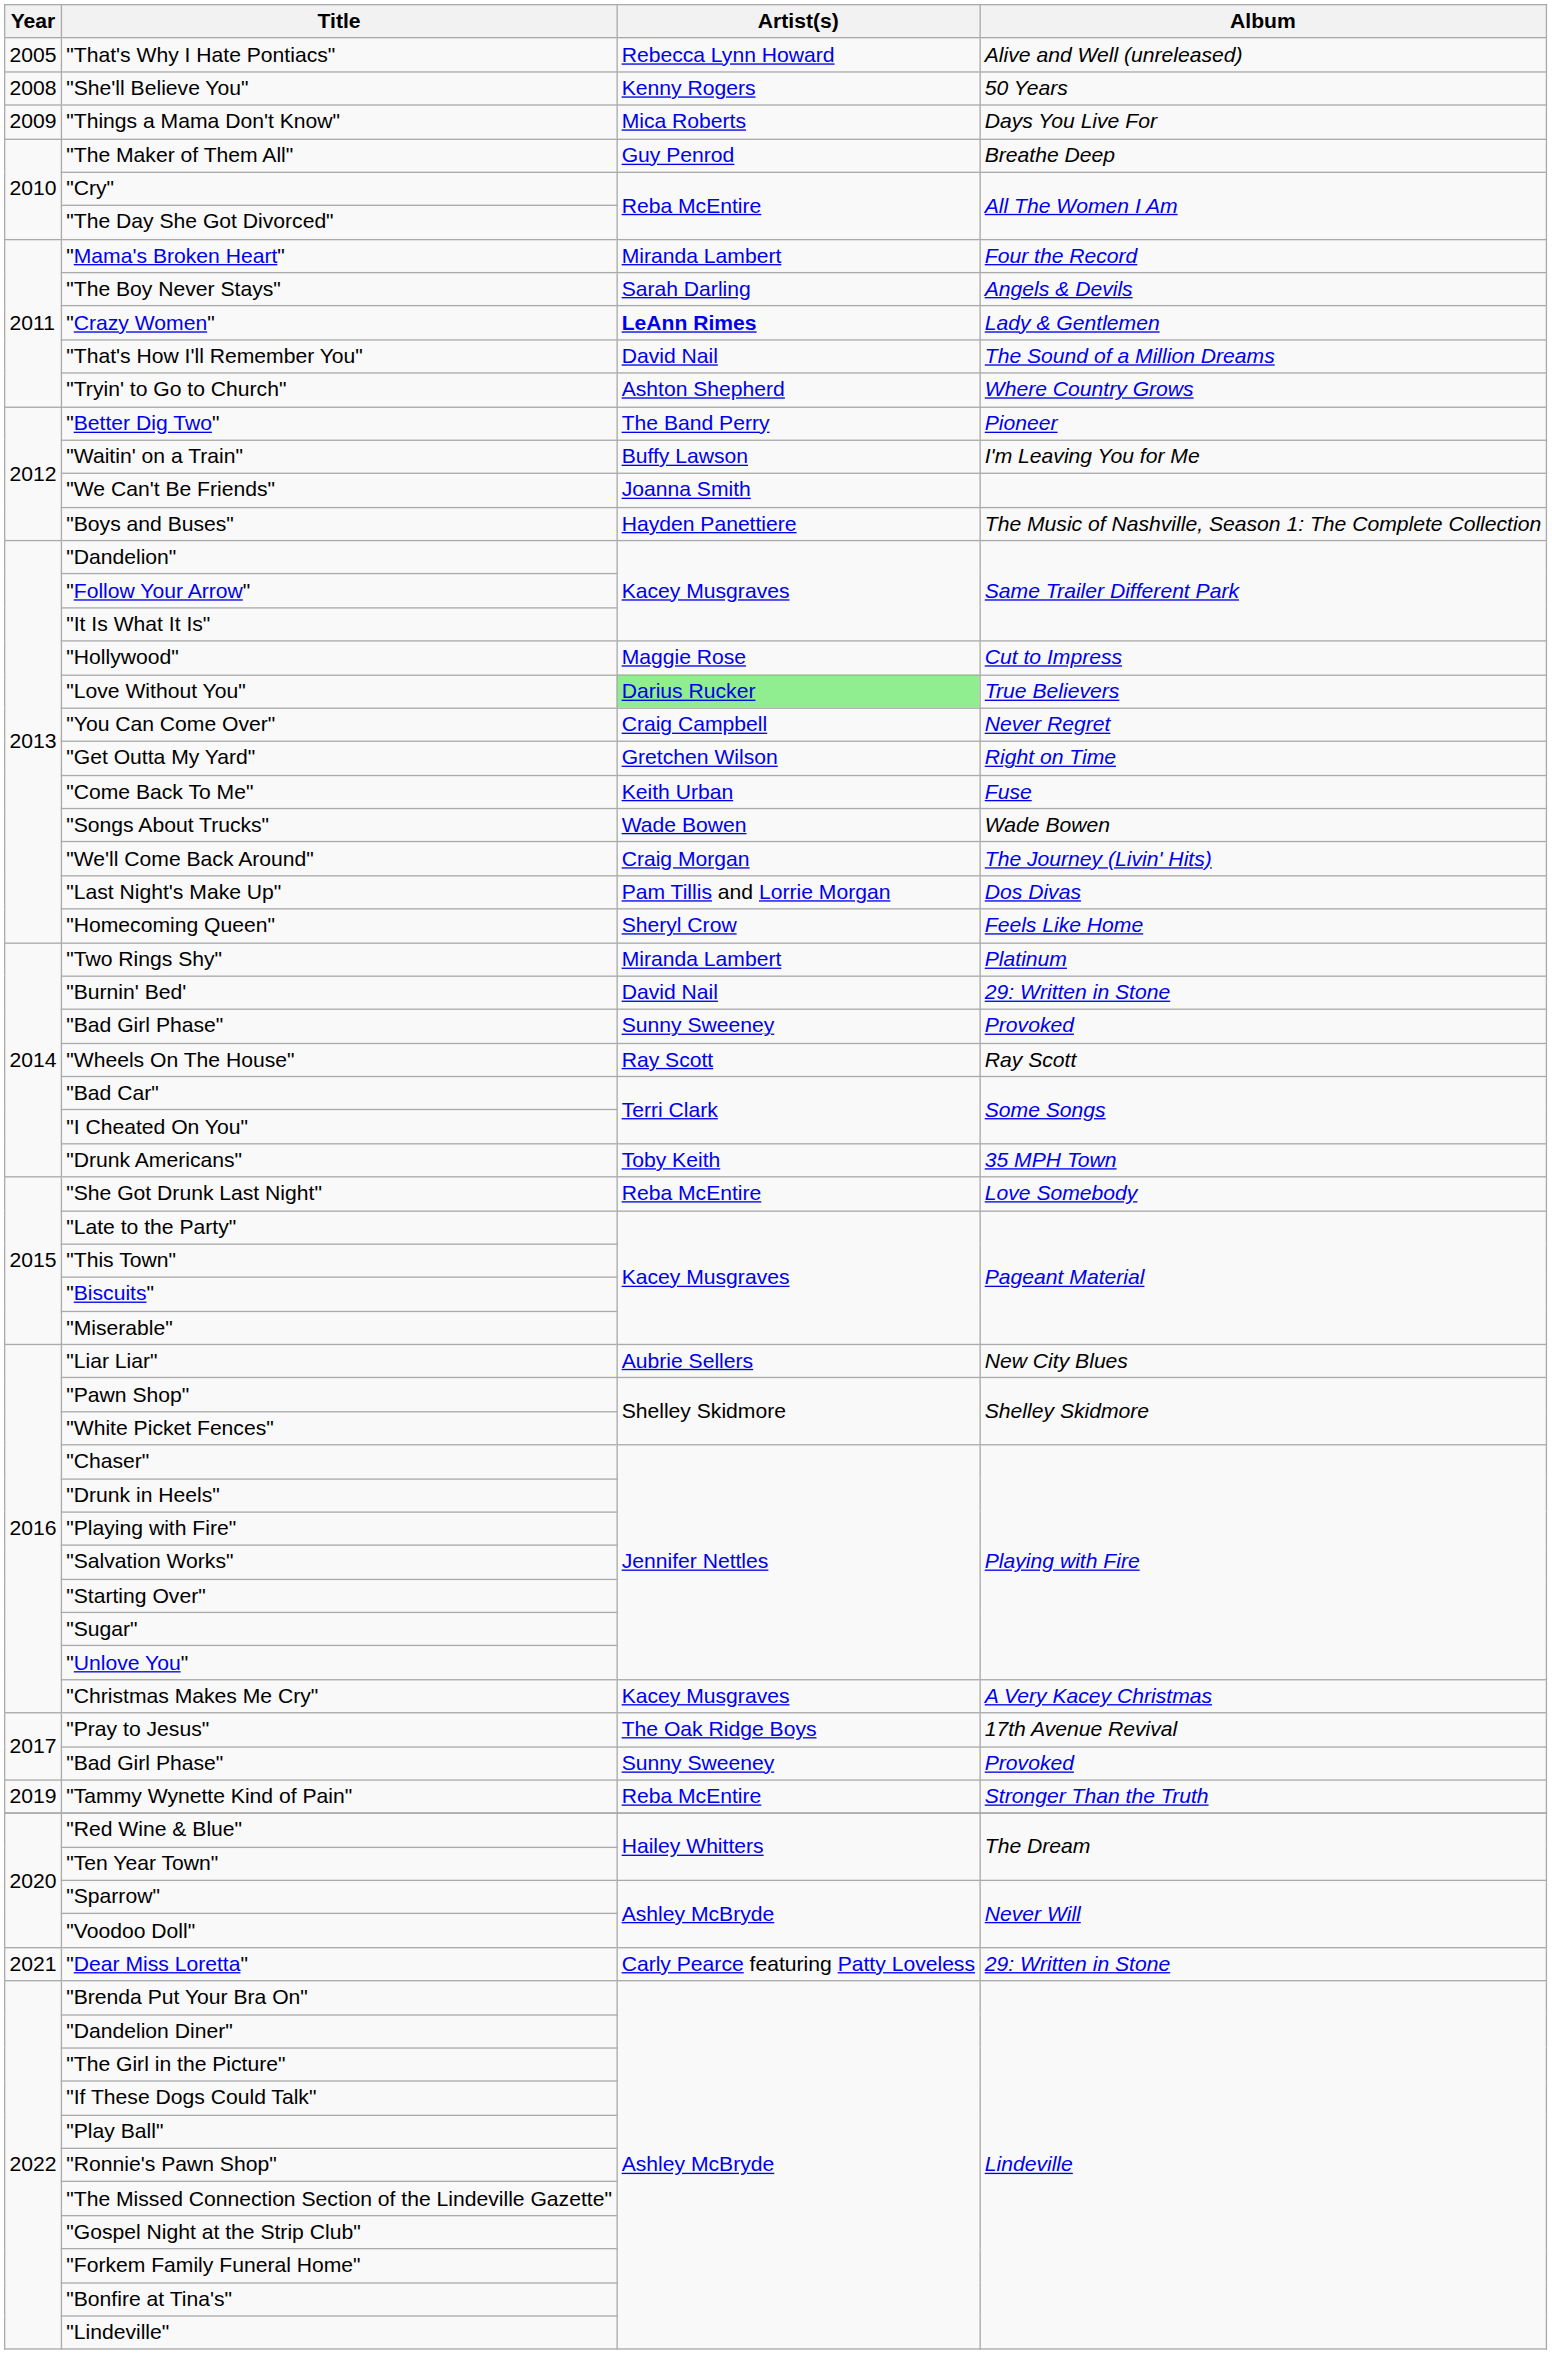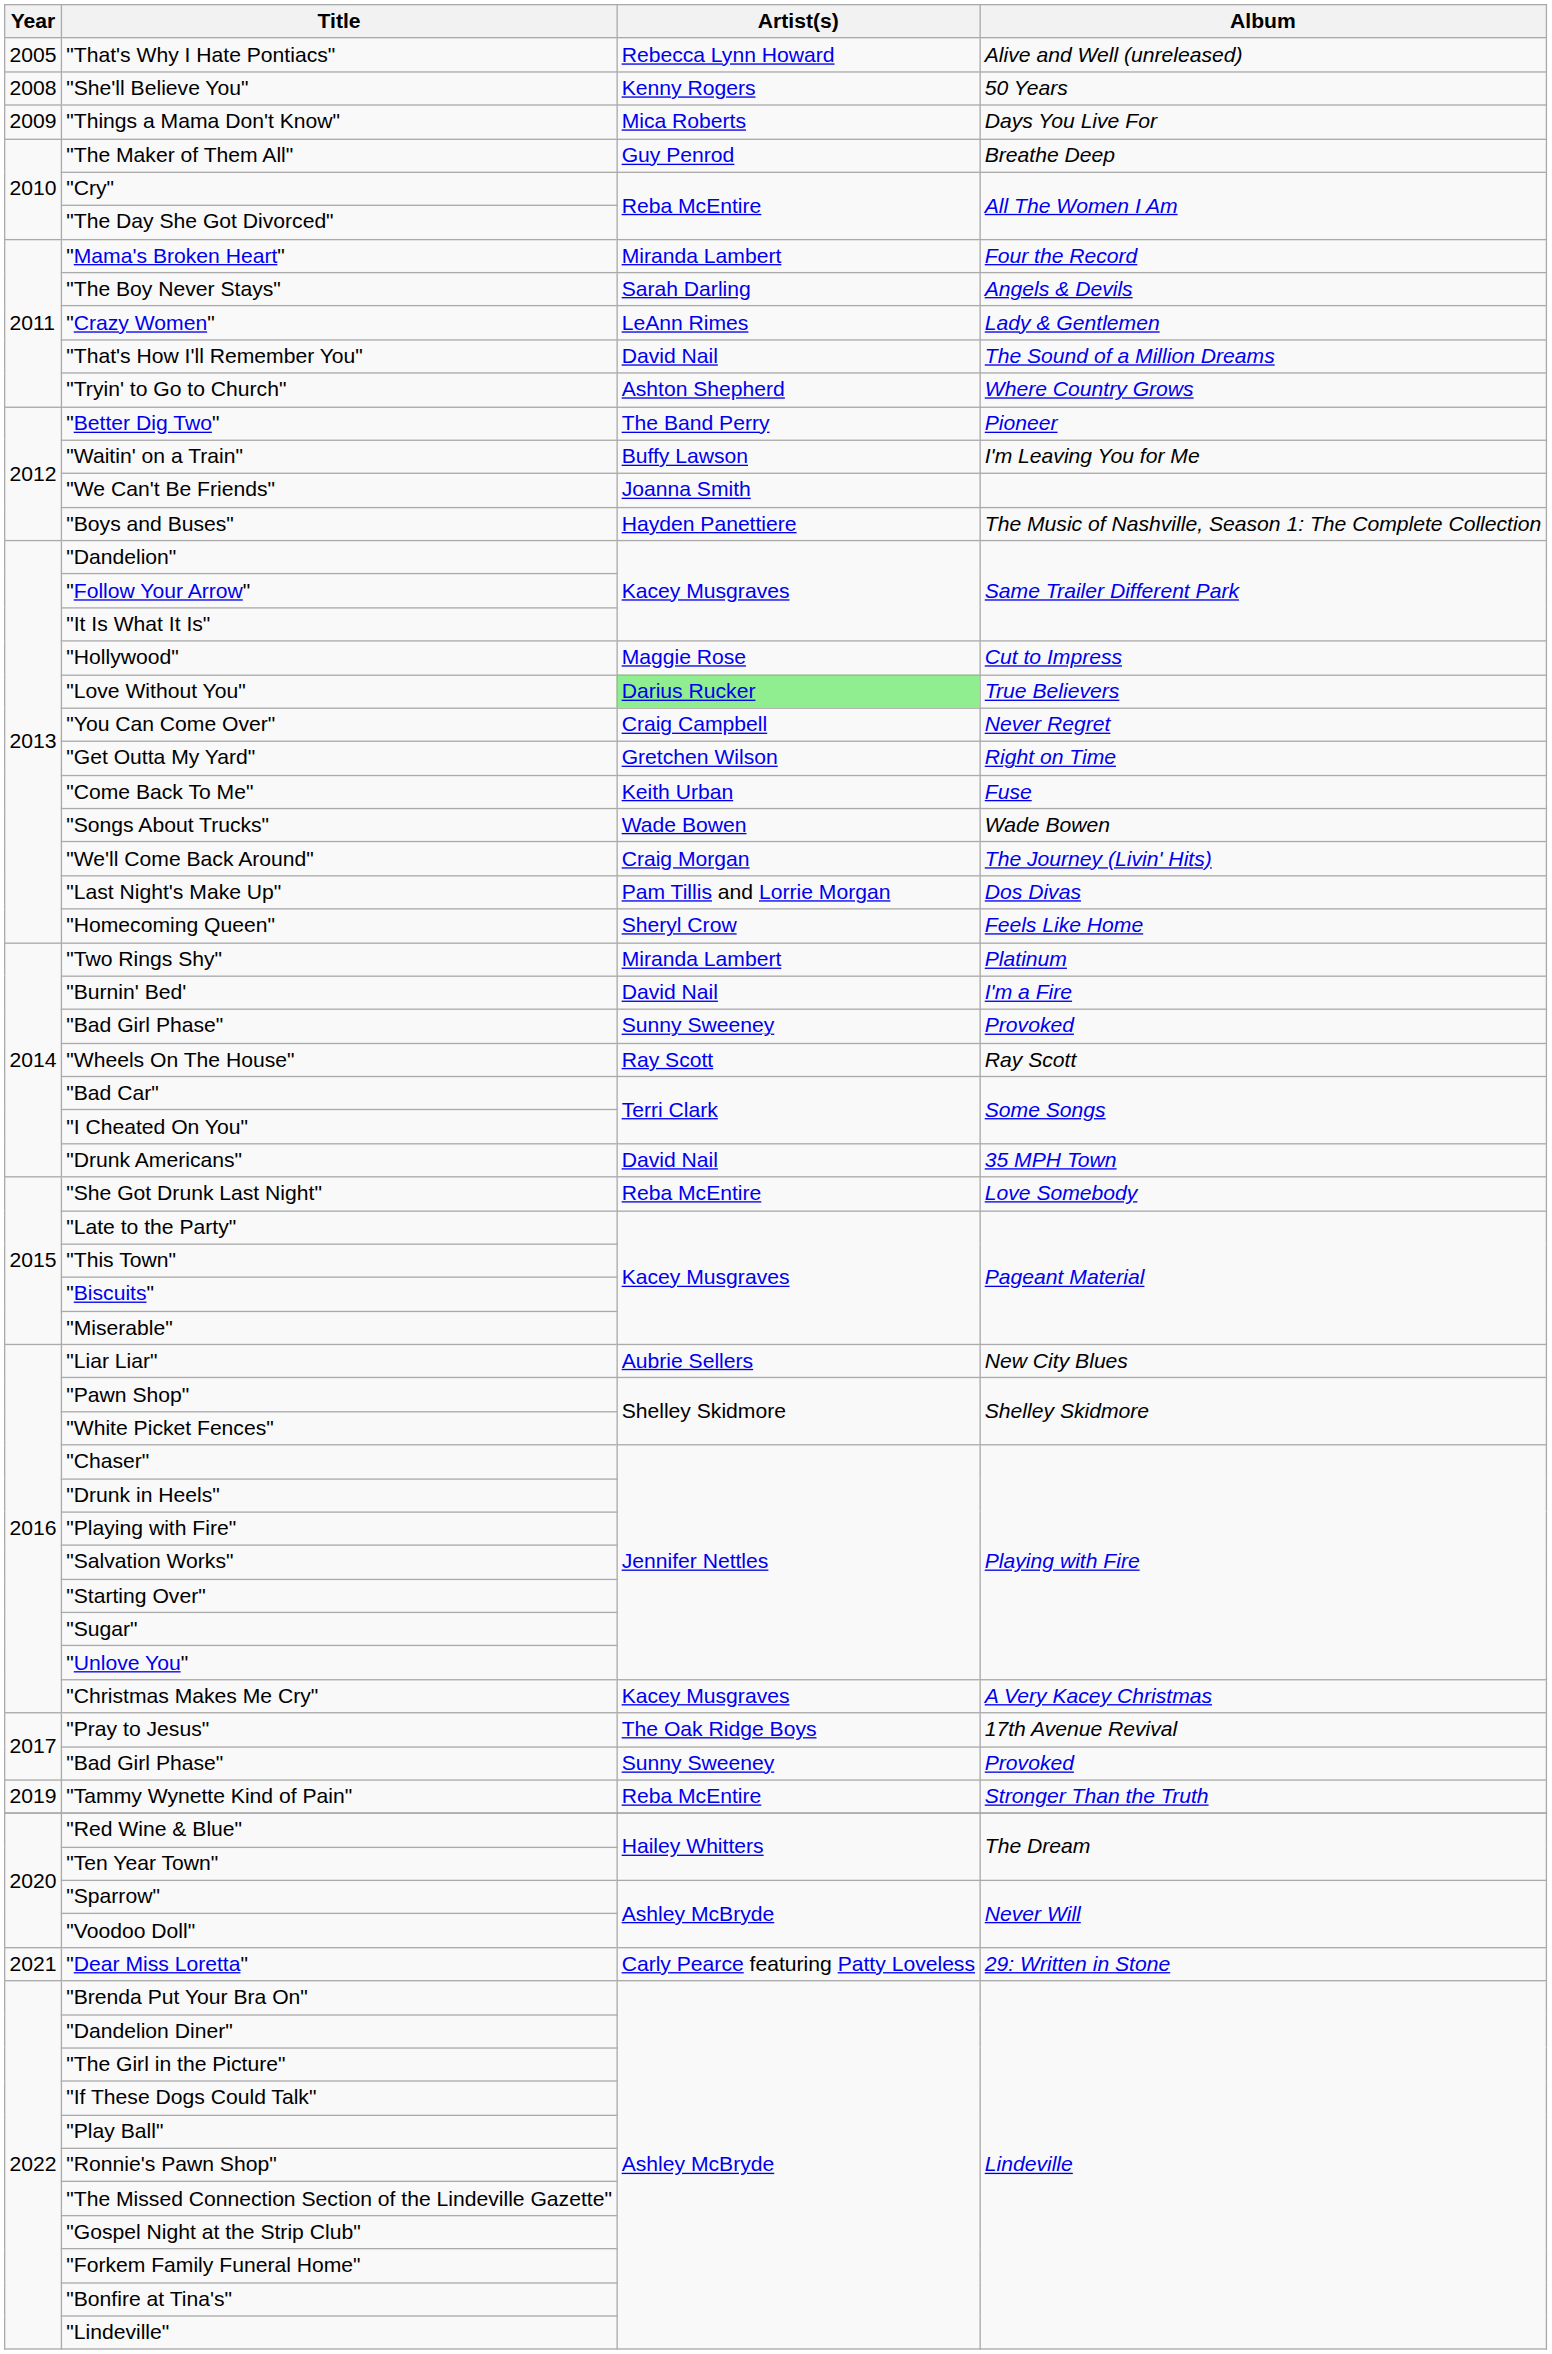(689, 322) bold -> (685, 322) normal
(1077, 992) 29: Written in Stone -> (1028, 992) I'm a Fire
(671, 1160) Toby Keith -> (670, 1160) David Nail
